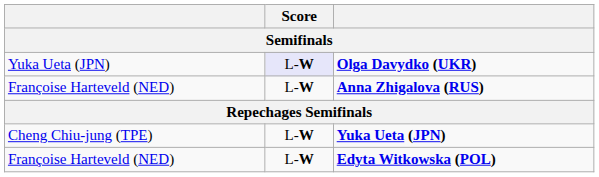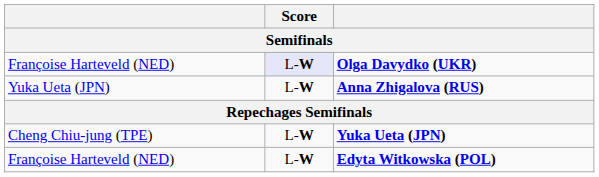(59, 64) Yuka Ueta (JPN) -> (91, 64) Françoise Harteveld (NED)
(91, 87) Françoise Harteveld (NED) -> (59, 87) Yuka Ueta (JPN)
